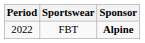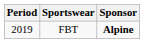(22, 30) 2022 -> (22, 30) 2019
